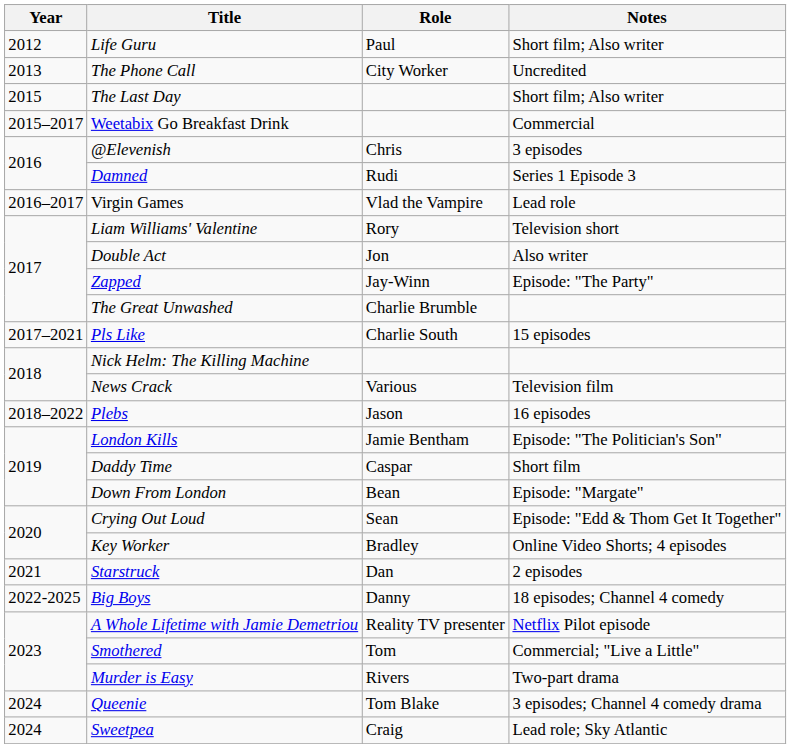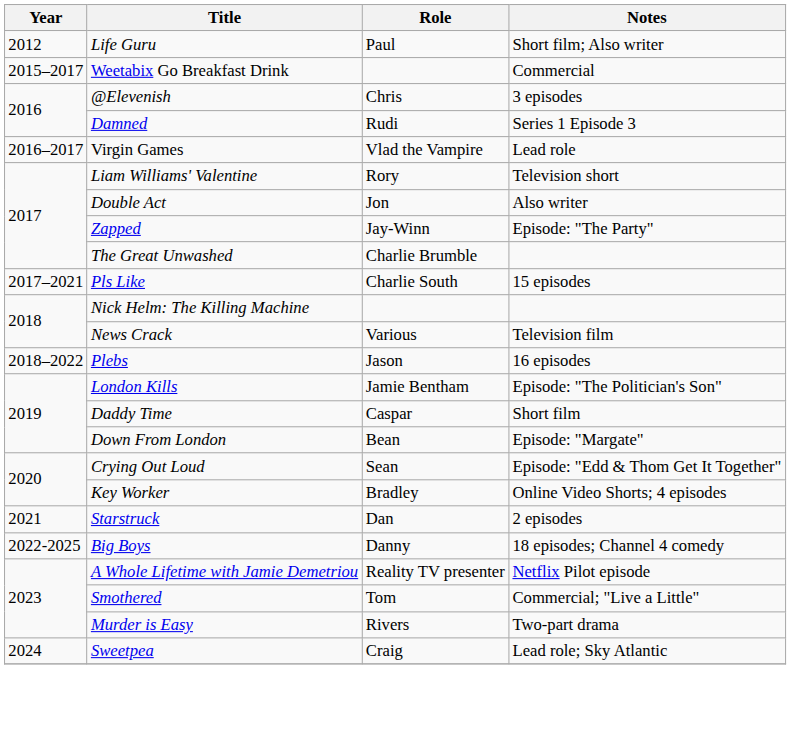- row: (143, 70)
- row: (136, 96)
- row: (119, 703)
